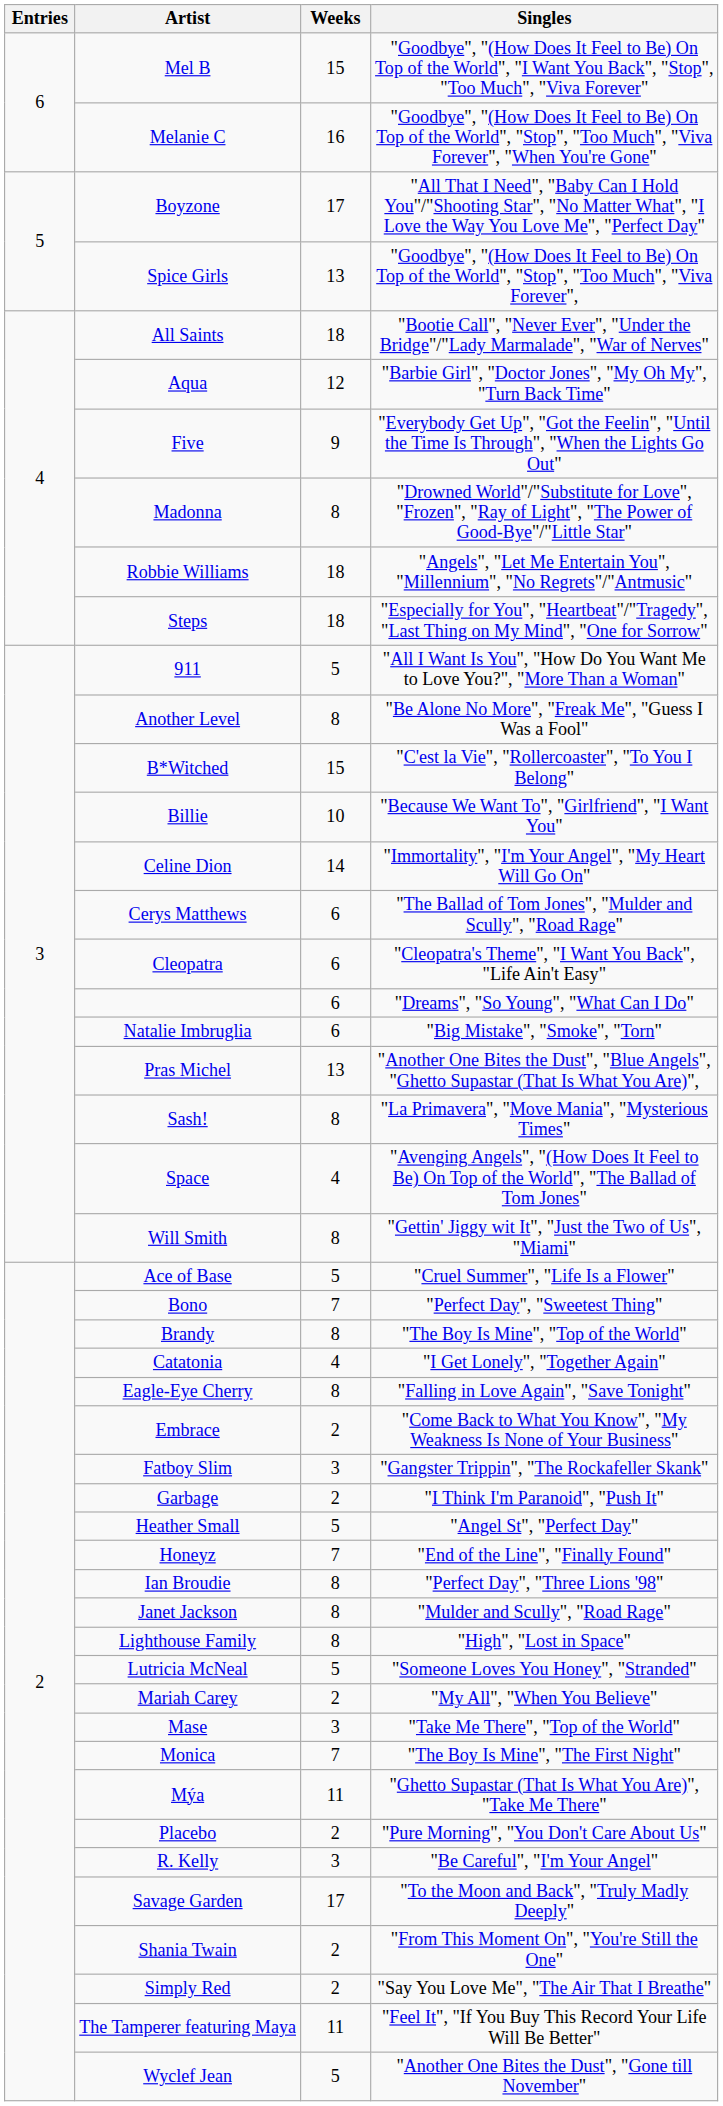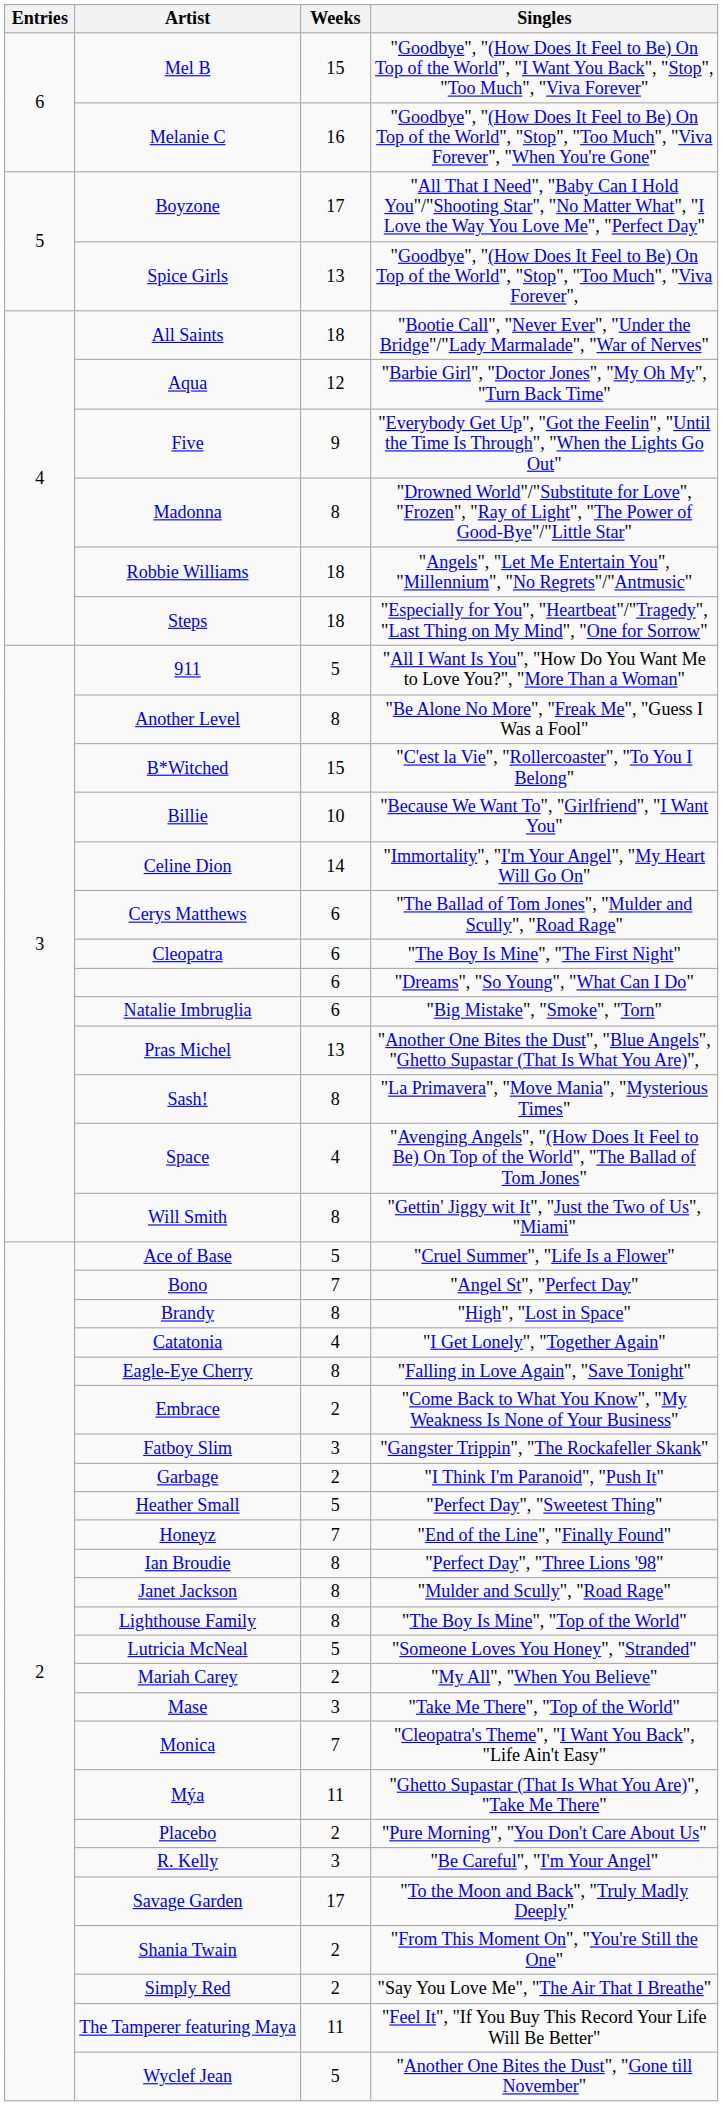(544, 963) "Cleopatra's Theme", "I Want You Back", "Life Ain't Easy" -> (544, 953) "The Boy Is Mine", "The First Night"
(544, 1305) "Perfect Day", "Sweetest Thing" -> (544, 1284) "Angel St", "Perfect Day"
(544, 1333) "The Boy Is Mine", "Top of the World" -> (544, 1313) "High", "Lost in Space"
(544, 1526) "Angel St", "Perfect Day" -> (544, 1505) "Perfect Day", "Sweetest Thing"
(544, 1640) "High", "Lost in Space" -> (544, 1620) "The Boy Is Mine", "Top of the World"
(544, 1755) "The Boy Is Mine", "The First Night" -> (544, 1745) "Cleopatra's Theme", "I Want You Back", "Life Ain't Easy"
